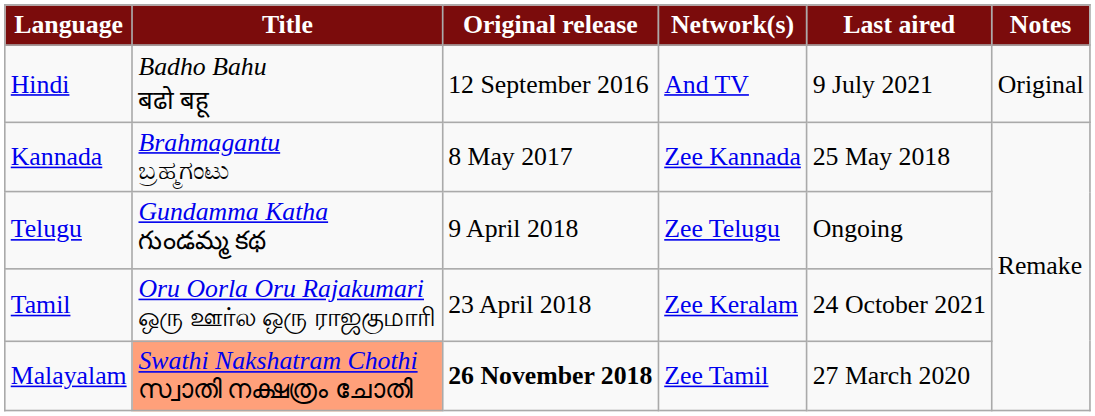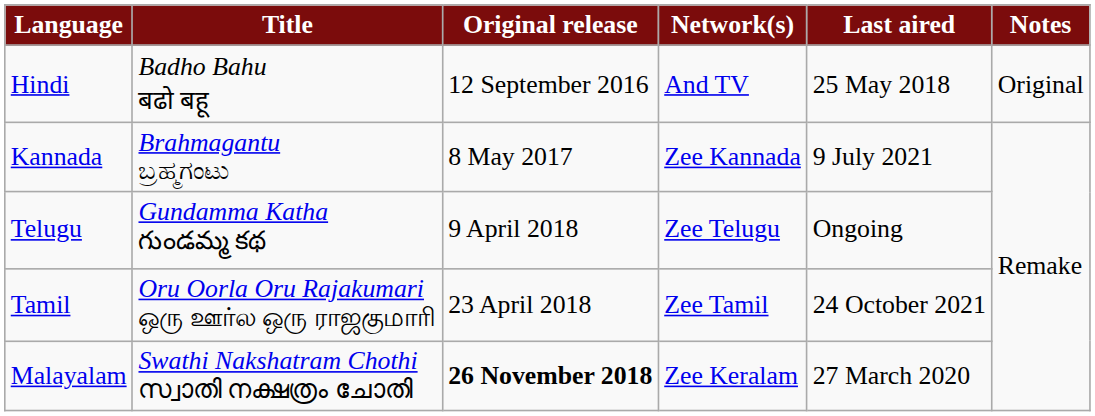(873, 83) 9 July 2021 -> (881, 83) 25 May 2018
(881, 156) 25 May 2018 -> (873, 156) 9 July 2021
(731, 304) Zee Keralam -> (716, 304) Zee Tamil
(278, 375) lightsalmon background -> (278, 375) no background
(716, 375) Zee Tamil -> (731, 375) Zee Keralam
